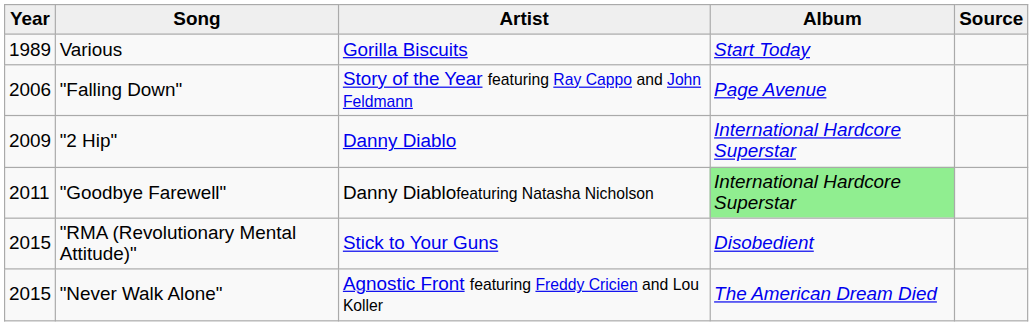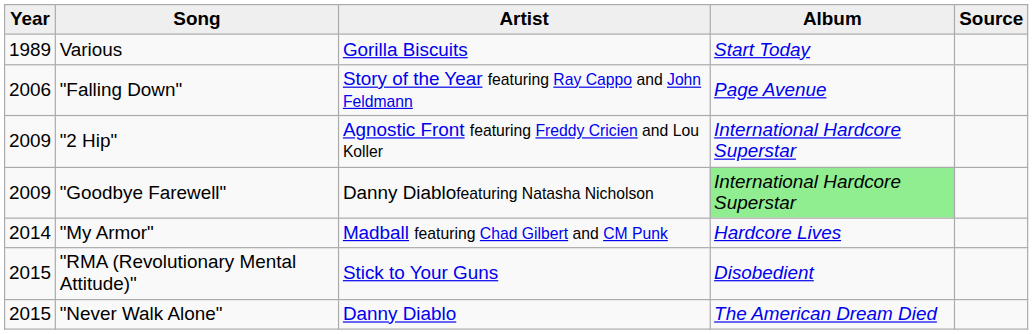(400, 141) Danny Diablo -> (521, 141) Agnostic Front featuring Freddy Cricien and Lou Koller
(29, 192) 2011 -> (30, 192) 2009
+ row: (107, 232)
(521, 294) Agnostic Front featuring Freddy Cricien and Lou Koller -> (400, 314) Danny Diablo
